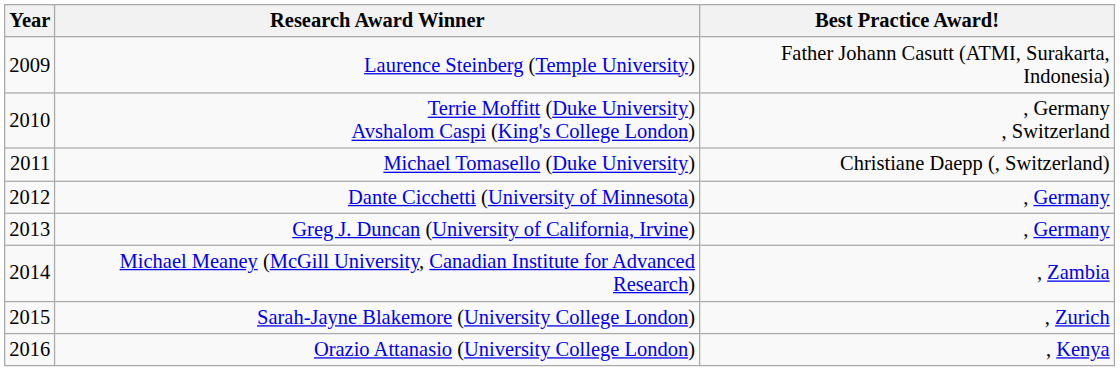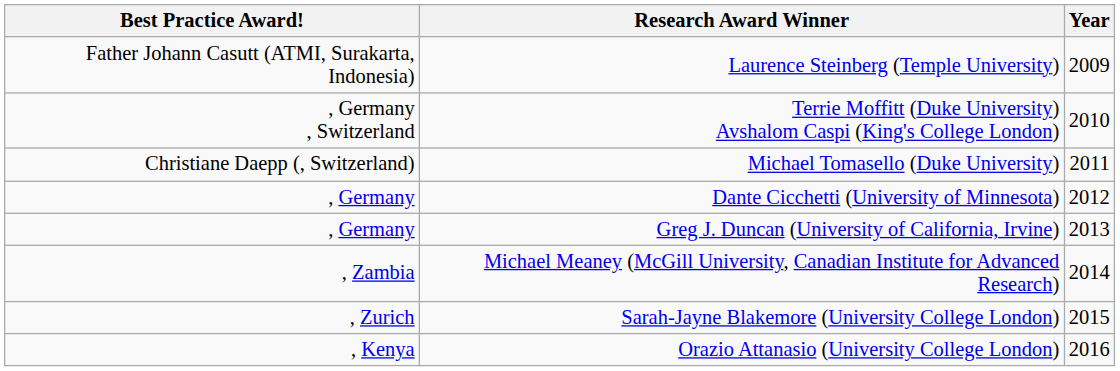columns swapped: (30, 20) <-> (907, 20)
